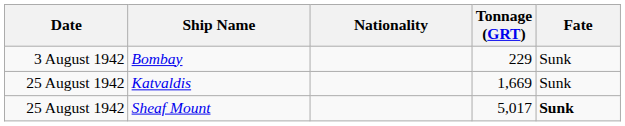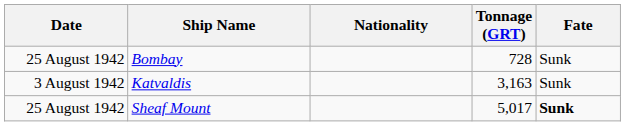(79, 58) 3 August 1942 -> (75, 58) 25 August 1942
(520, 58) 229 -> (520, 58) 728
(75, 83) 25 August 1942 -> (79, 83) 3 August 1942
(515, 83) 1,669 -> (515, 83) 3,163
